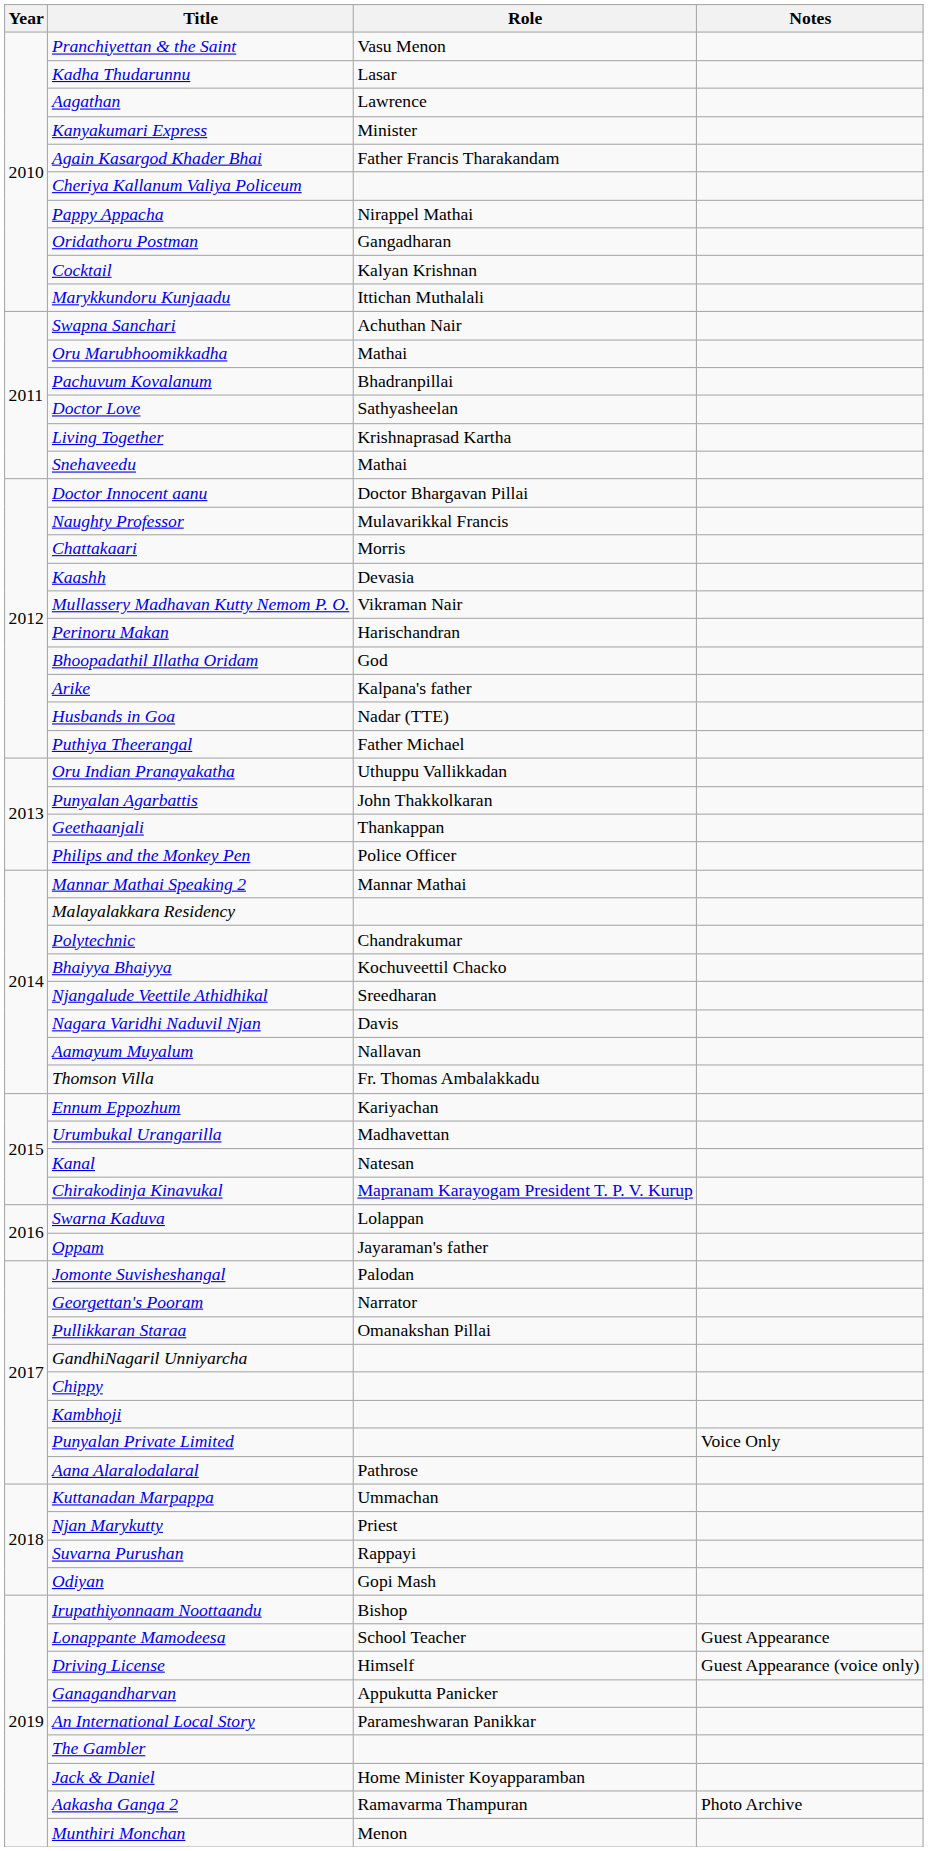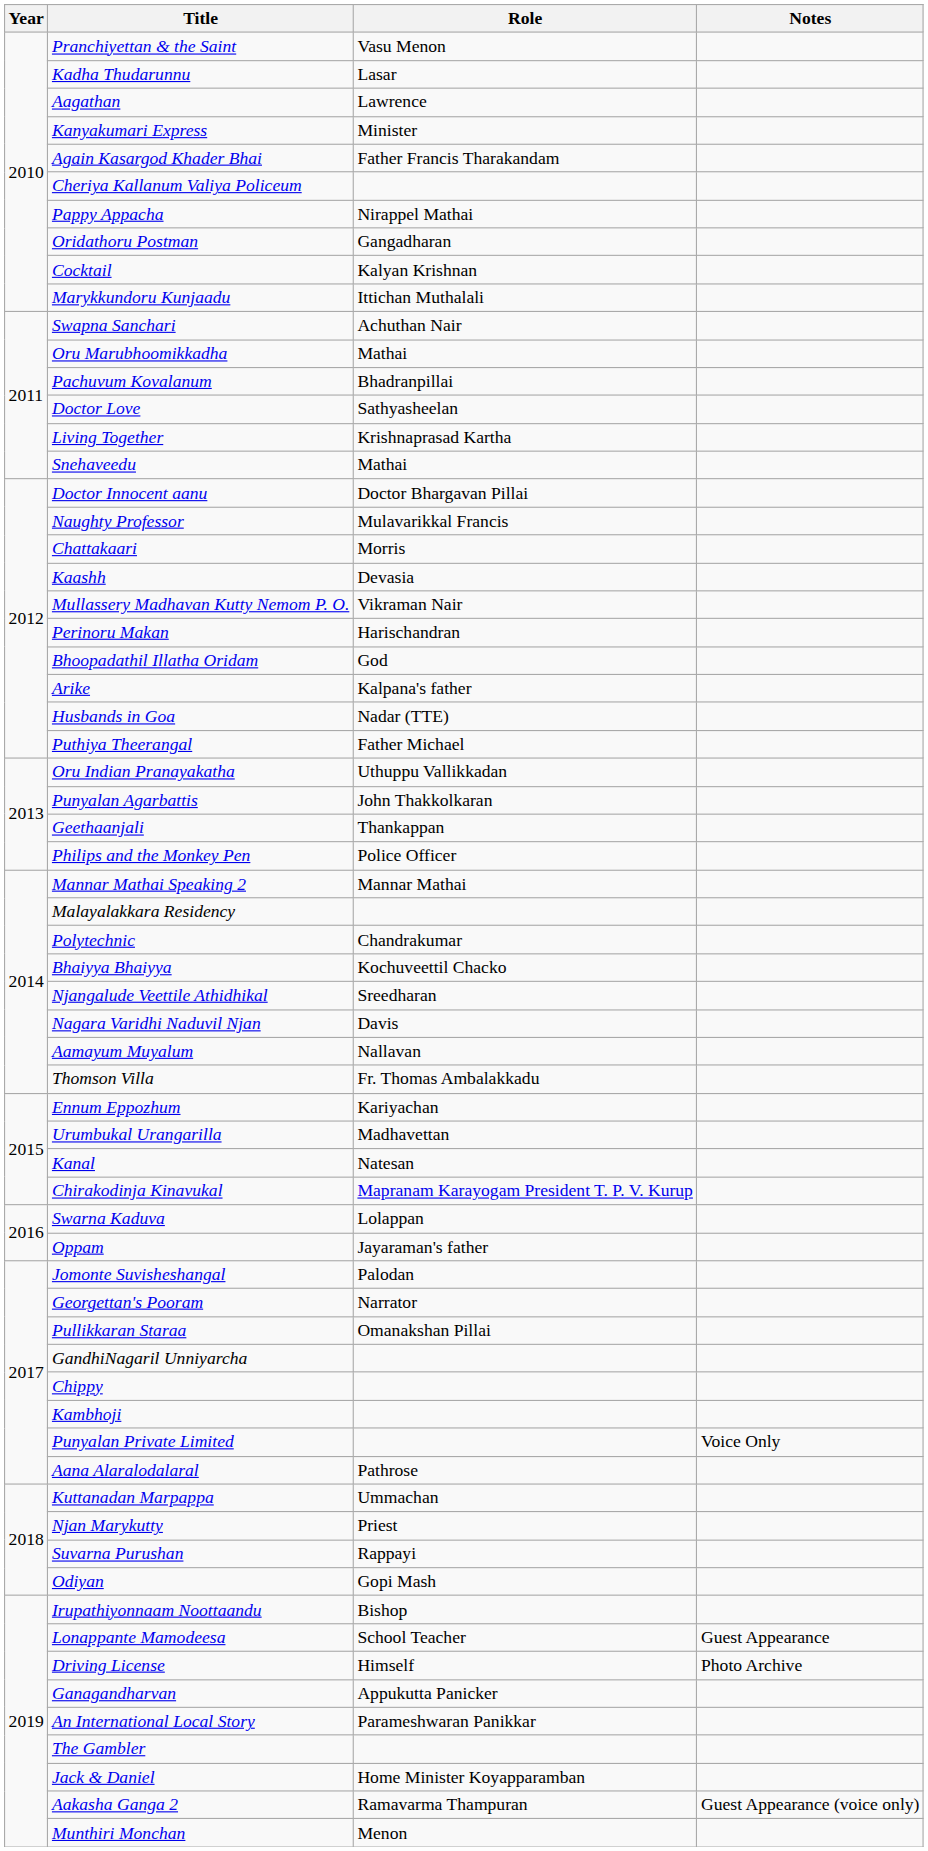(810, 1665) Guest Appearance (voice only) -> (752, 1665) Photo Archive
(752, 1804) Photo Archive -> (810, 1804) Guest Appearance (voice only)
